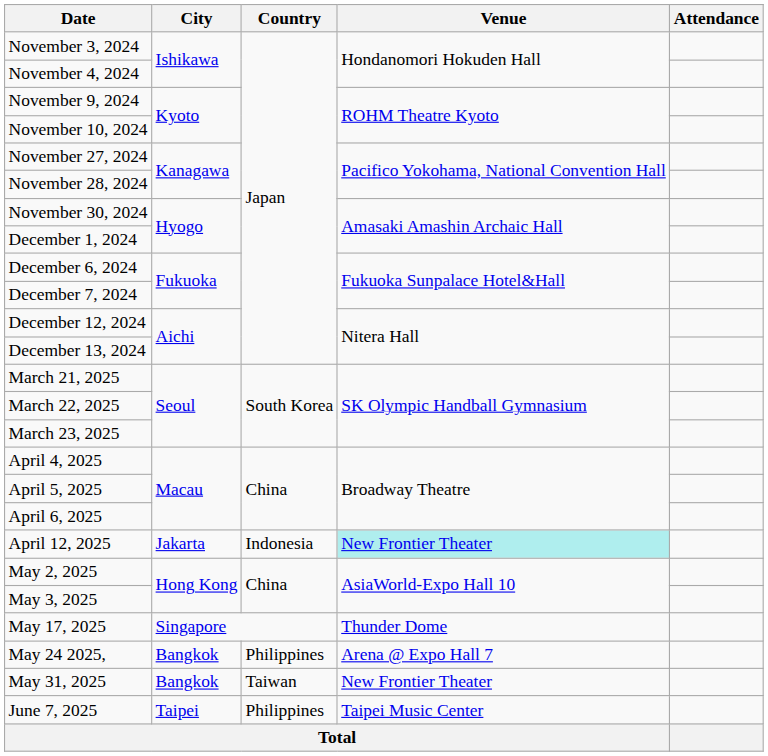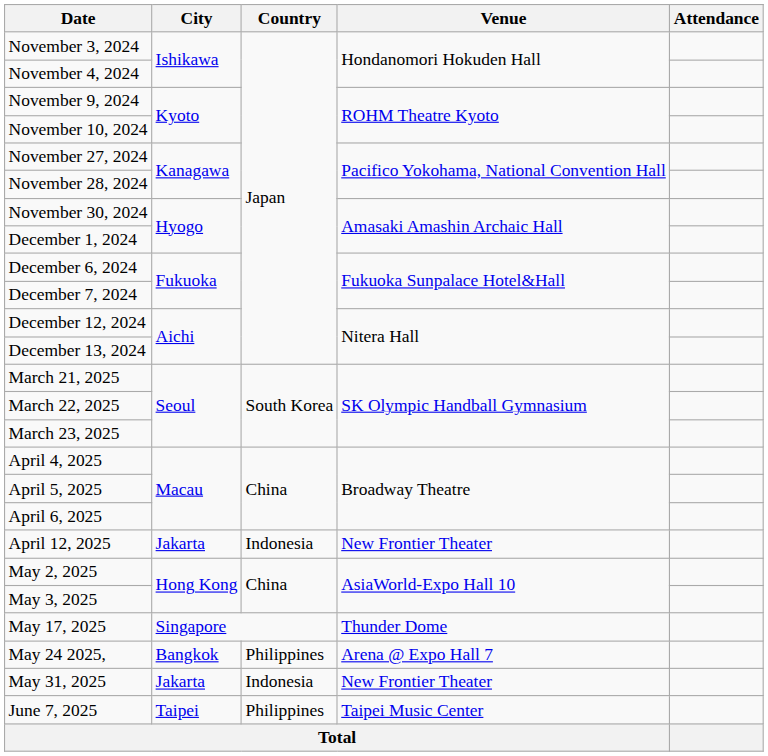(417, 543) paleturquoise background -> (417, 543) no background
(187, 682) Bangkok -> (180, 682) Jakarta
(271, 682) Taiwan -> (279, 682) Indonesia
